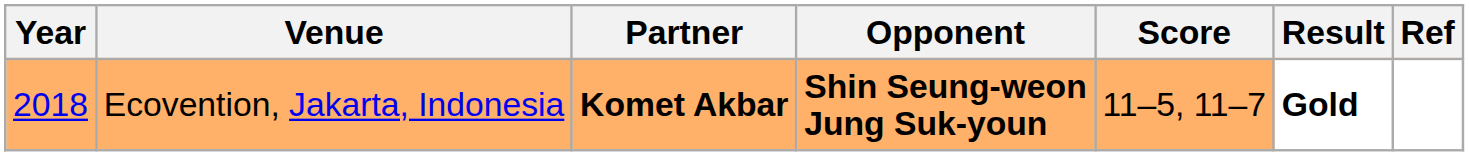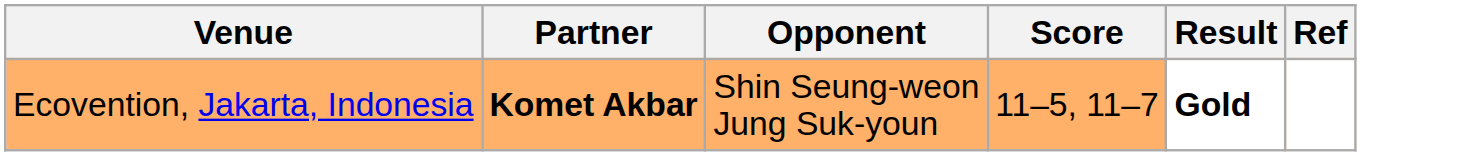- column: (51, 32)
(945, 104) bold -> (846, 104) normal
